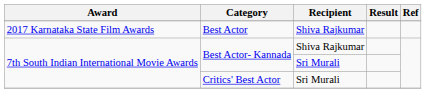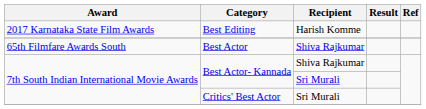+ row: (229, 29)
(80, 29) 2017 Karnataka State Film Awards -> (66, 46) 65th Filmfare Awards South
